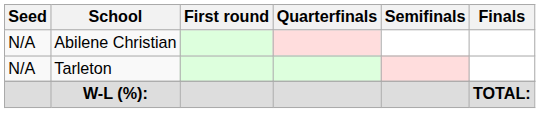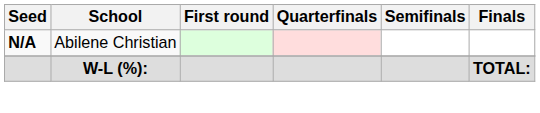(22, 42) normal -> (22, 42) bold
- row: (83, 68)
